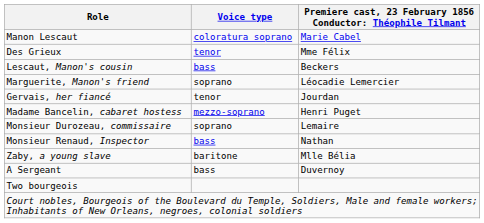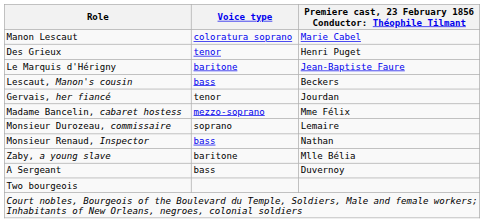(325, 52) Mme Félix -> (331, 52) Henri Puget
+ row: (61, 67)
- row: (78, 82)
(331, 111) Henri Puget -> (325, 111) Mme Félix
